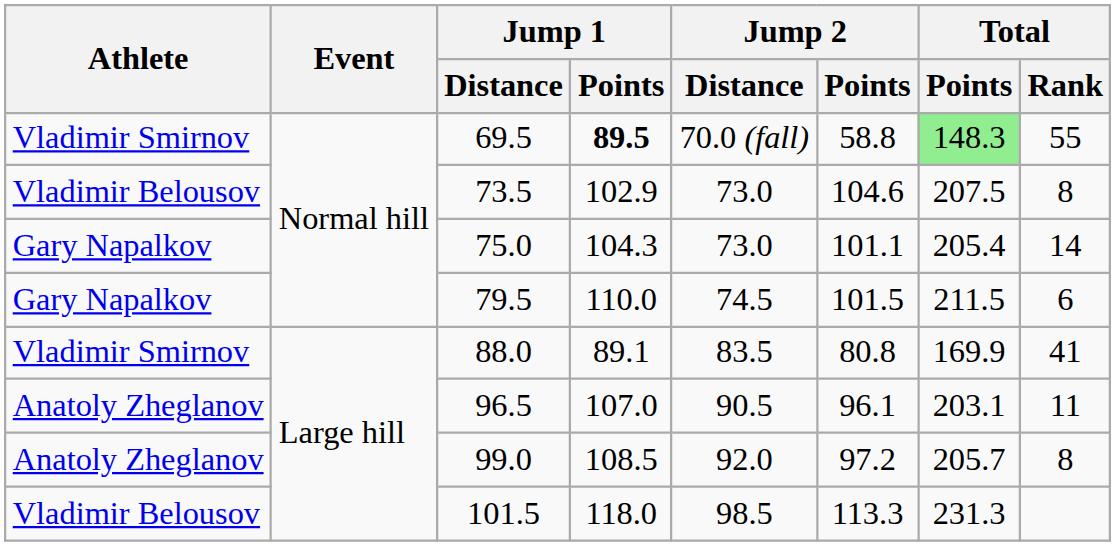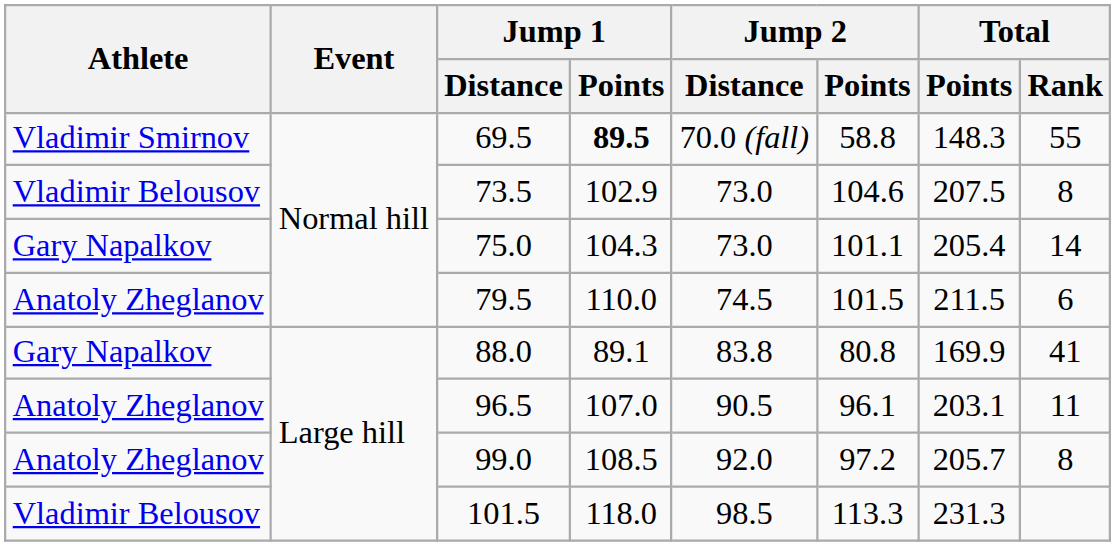(969, 138) lightgreen background -> (969, 138) no background
(112, 298) Gary Napalkov -> (138, 298) Anatoly Zheglanov
(131, 352) Vladimir Smirnov -> (112, 352) Gary Napalkov
(744, 352) 83.5 -> (744, 352) 83.8
